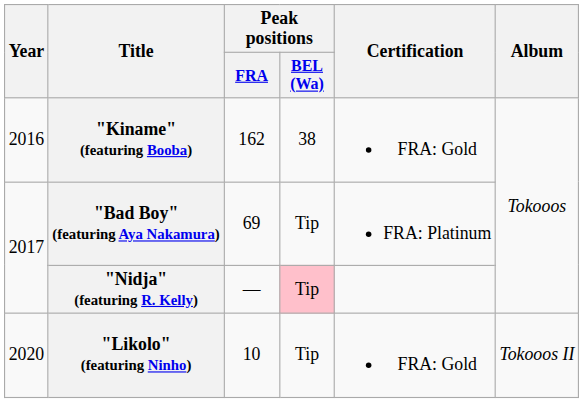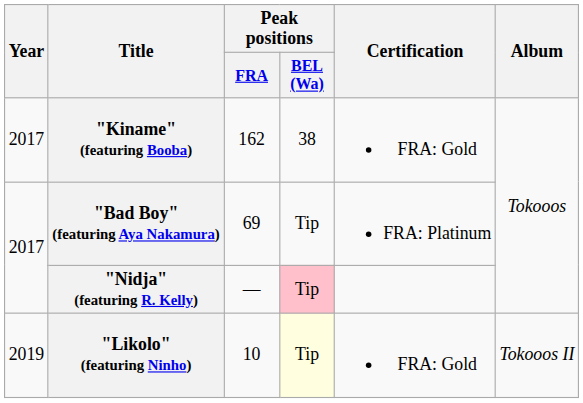(26, 139) 2016 -> (26, 139) 2017
(26, 355) 2020 -> (26, 355) 2019
(307, 355) no background -> (307, 355) lightyellow background
